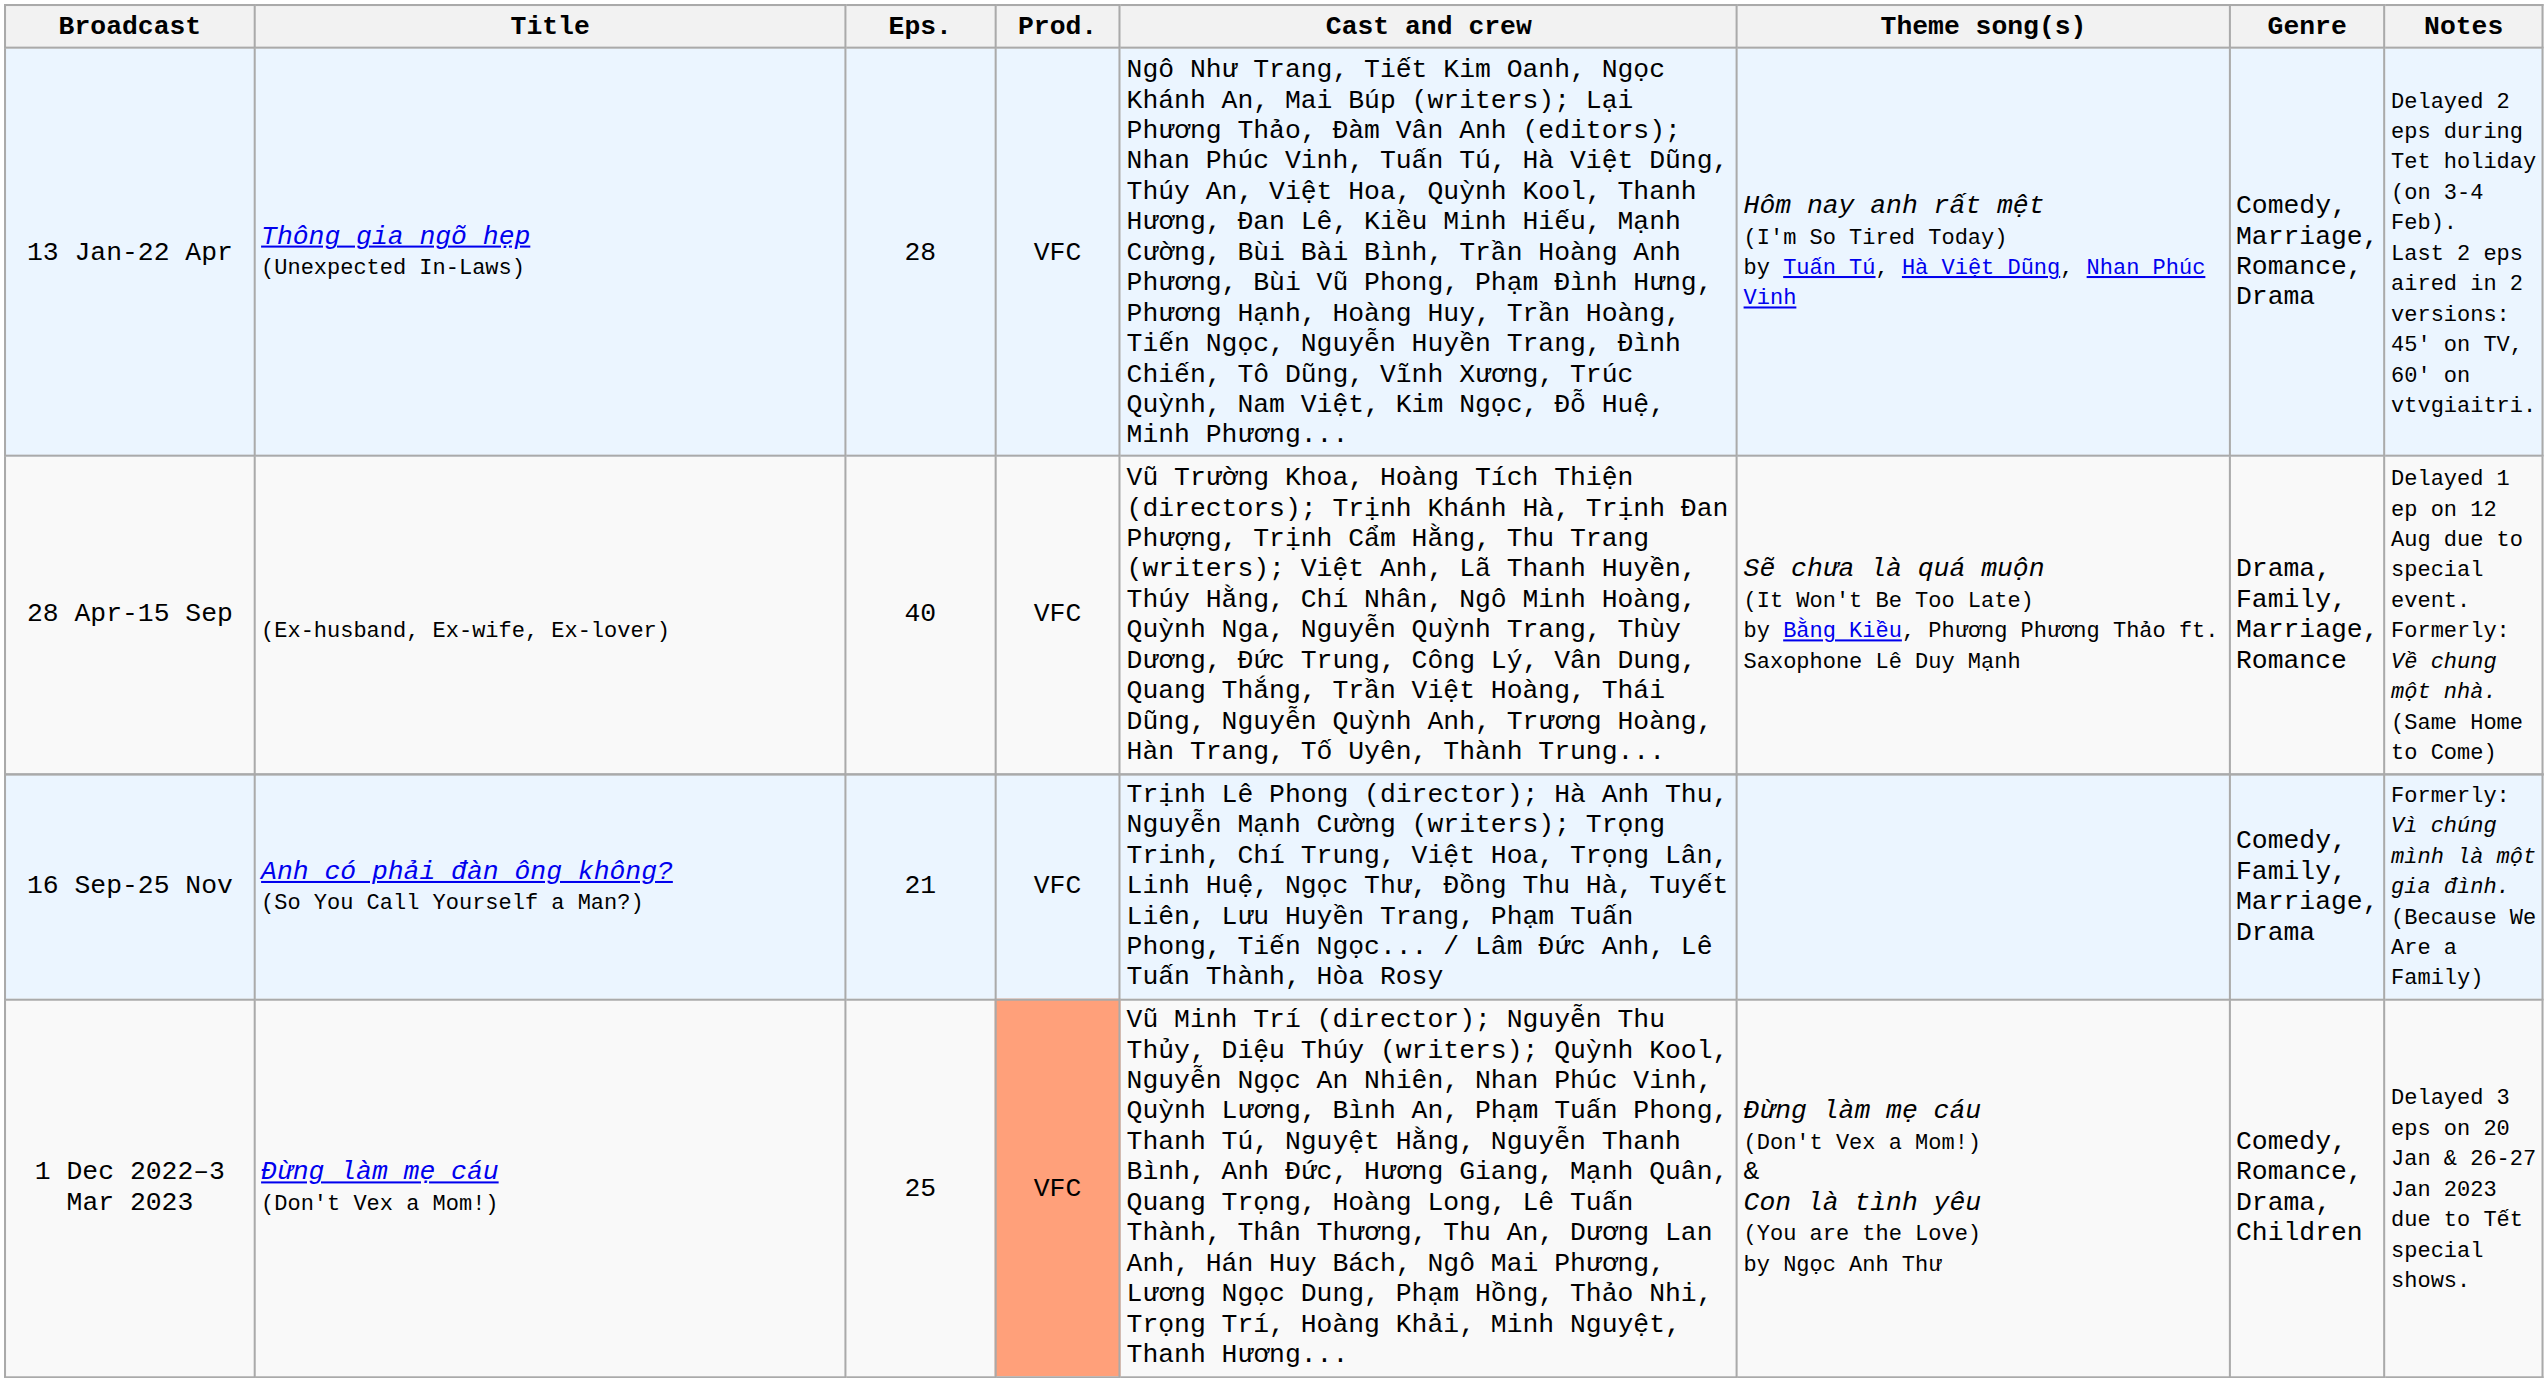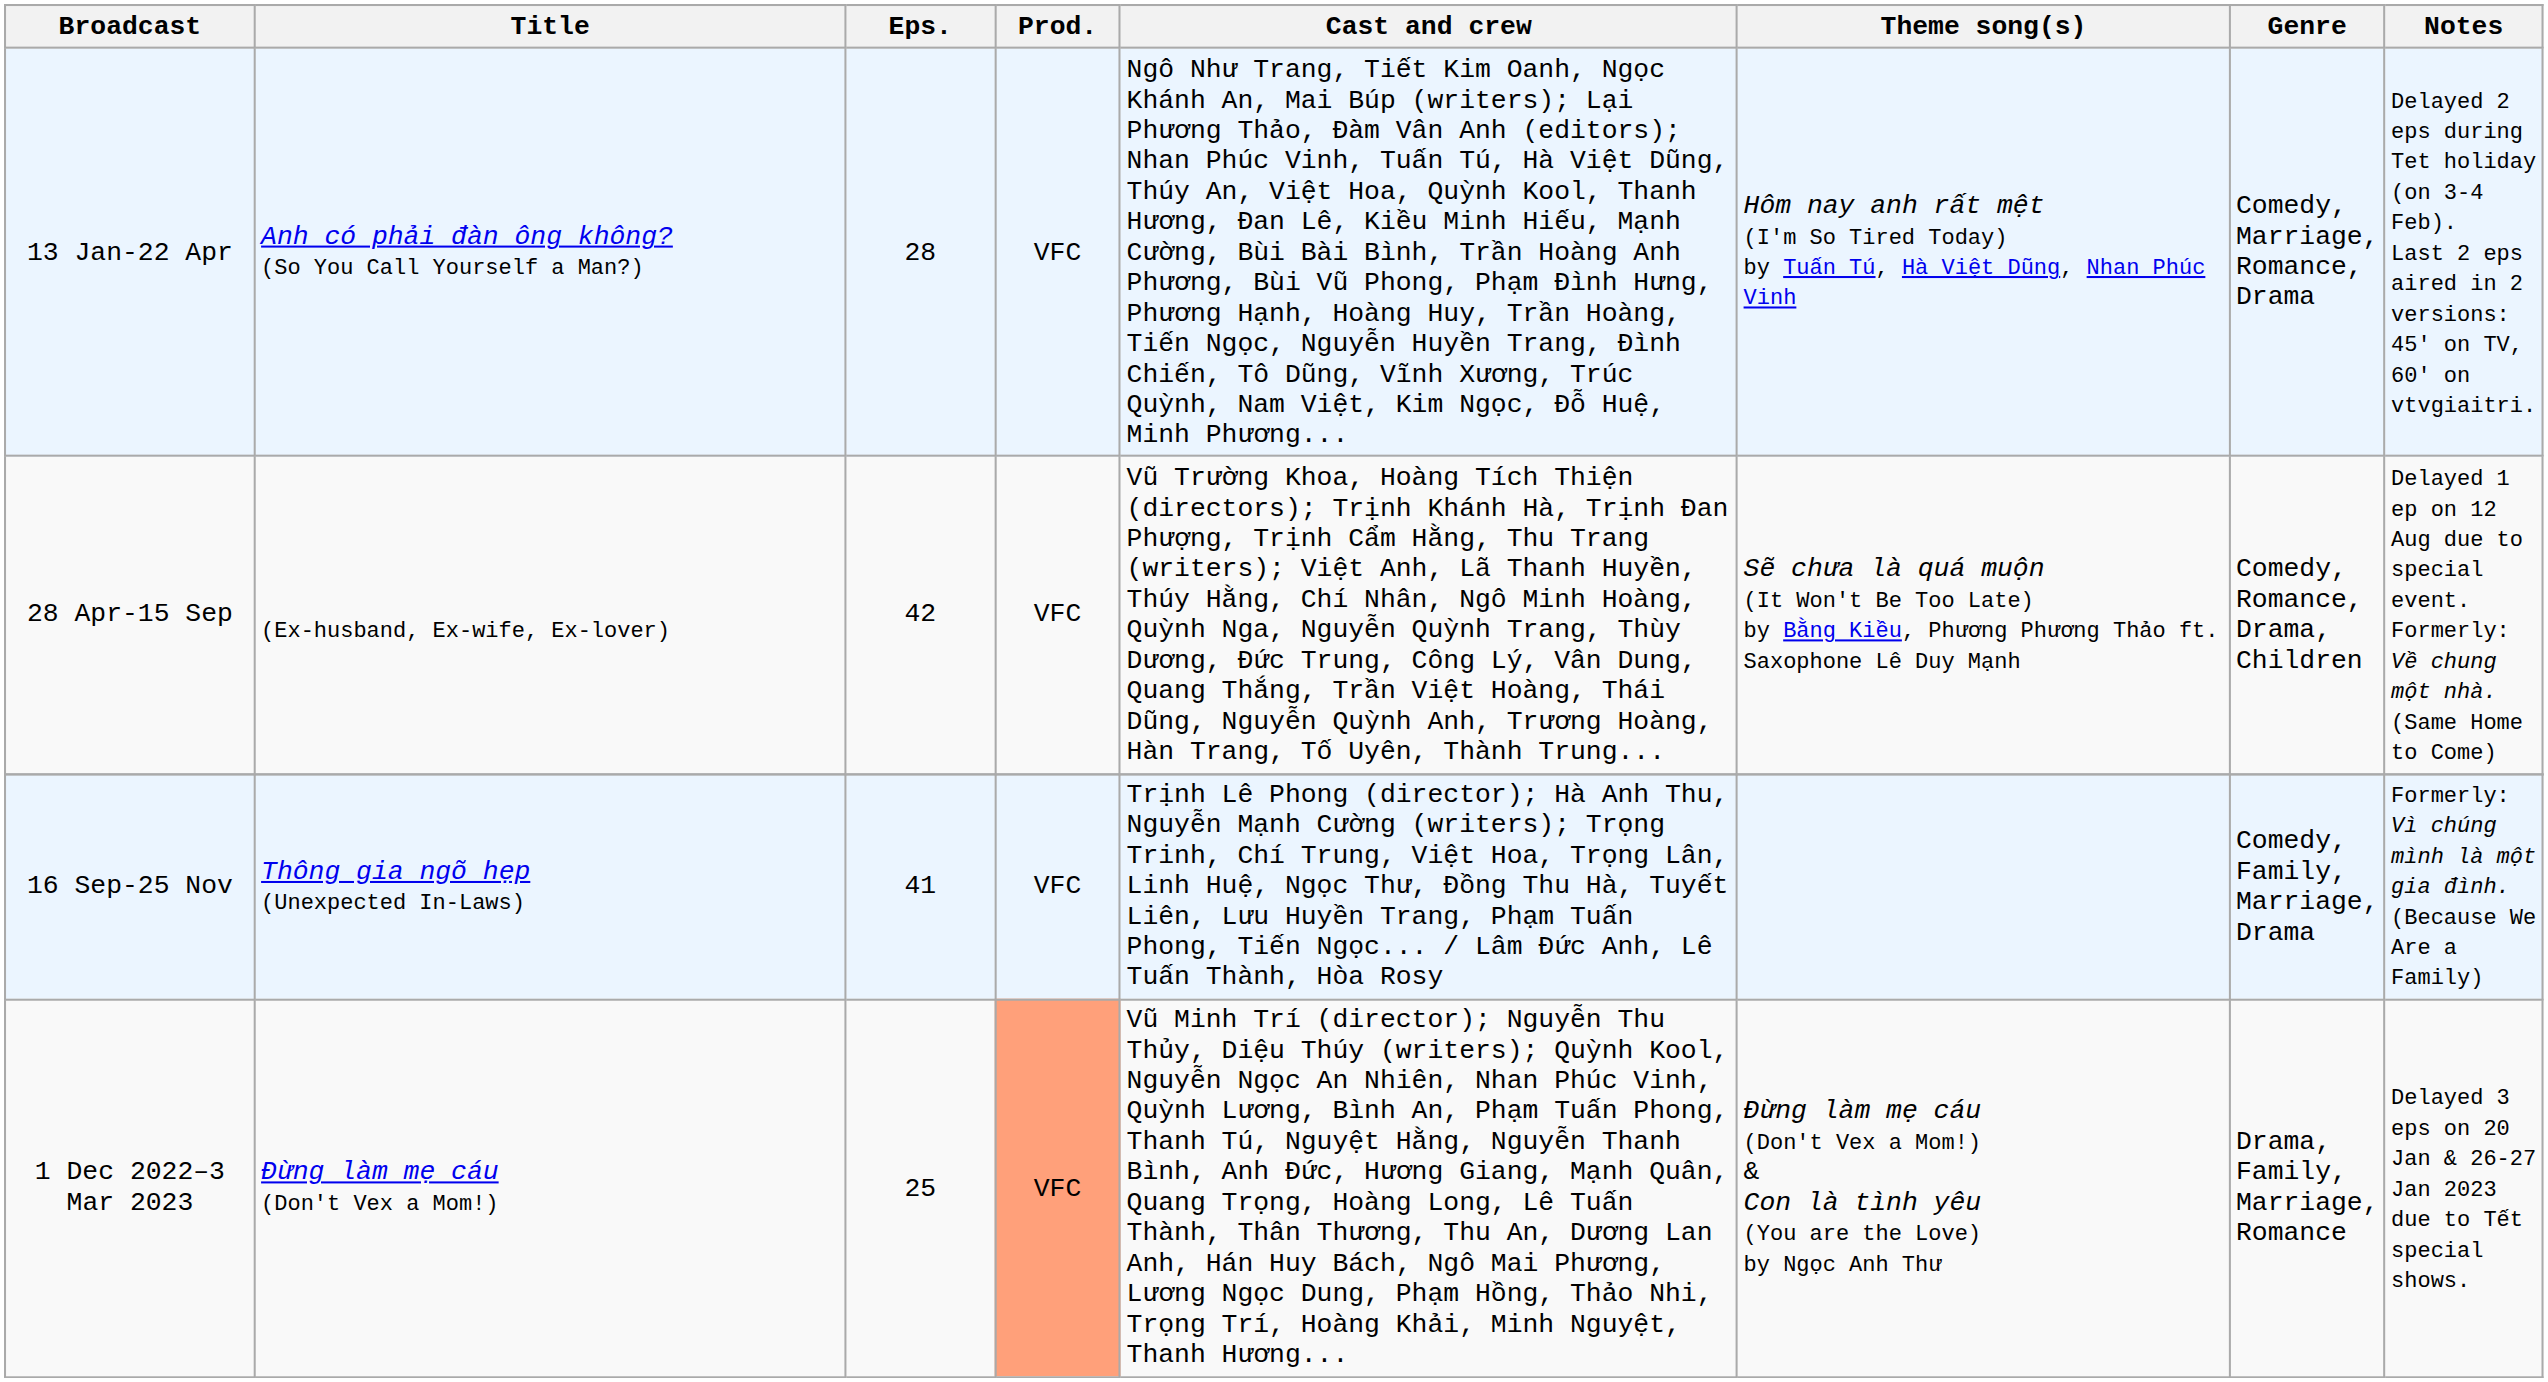(396, 251) Thông gia ngõ hẹp (Unexpected In-Laws) -> (467, 251) Anh có phải đàn ông không? (So You Call Yourself a Man?)
(920, 615) 40 -> (920, 615) 42
(2307, 615) Drama, Family, Marriage, Romance -> (2299, 615) Comedy, Romance, Drama, Children
(467, 885) Anh có phải đàn ông không? (So You Call Yourself a Man?) -> (396, 885) Thông gia ngõ hẹp (Unexpected In-Laws)
(920, 886) 21 -> (920, 886) 41
(2299, 1188) Comedy, Romance, Drama, Children -> (2307, 1188) Drama, Family, Marriage, Romance
